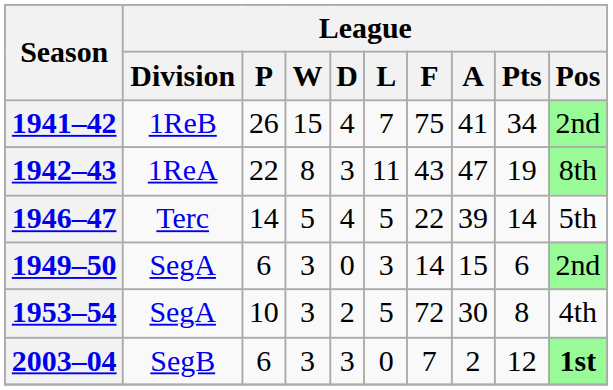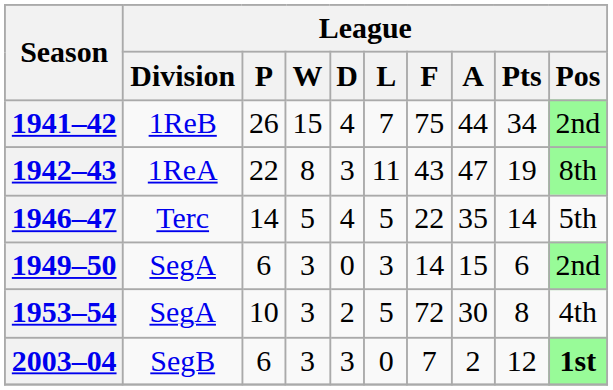(473, 123) 41 -> (473, 123) 44
(473, 218) 39 -> (473, 218) 35
